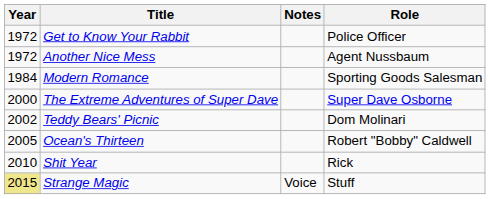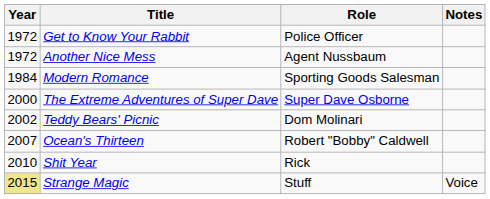columns swapped: (405, 15) <-> (303, 15)
(22, 141) 2005 -> (22, 141) 2007
